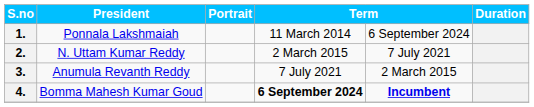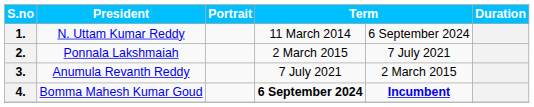(121, 33) Ponnala Lakshmaiah -> (121, 33) N. Uttam Kumar Reddy
(121, 53) N. Uttam Kumar Reddy -> (121, 53) Ponnala Lakshmaiah
